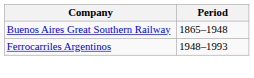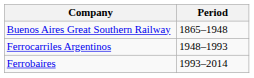+ row: (31, 64)
